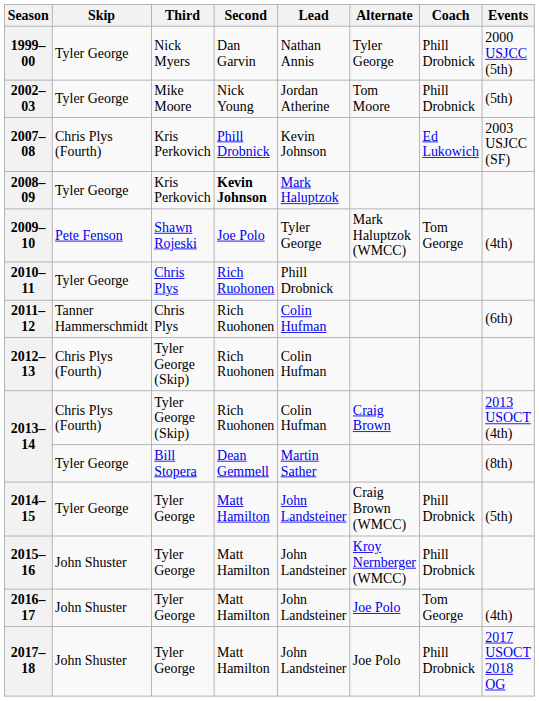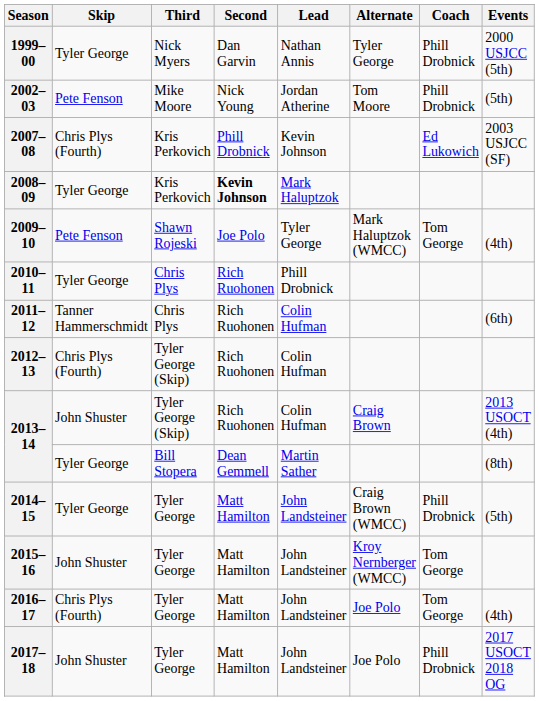(92, 98) Tyler George -> (89, 98) Pete Fenson
(84, 417) Chris Plys (Fourth) -> (91, 417) John Shuster
(449, 562) Phill Drobnick -> (443, 562) Tom George
(91, 607) John Shuster -> (84, 607) Chris Plys (Fourth)
